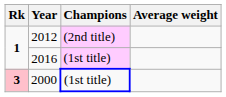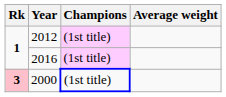(89, 36) (2nd title) -> (87, 36) (1st title)
